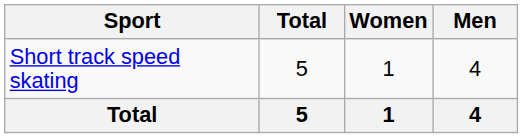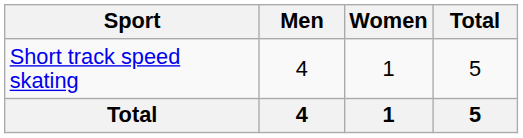columns swapped: (475, 21) <-> (302, 21)
